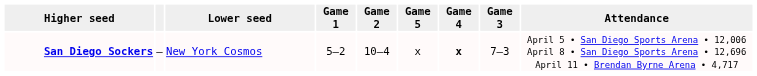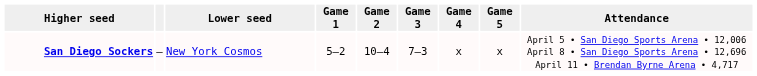columns swapped: (500, 18) <-> (418, 18)
(459, 52) bold -> (459, 52) normal
